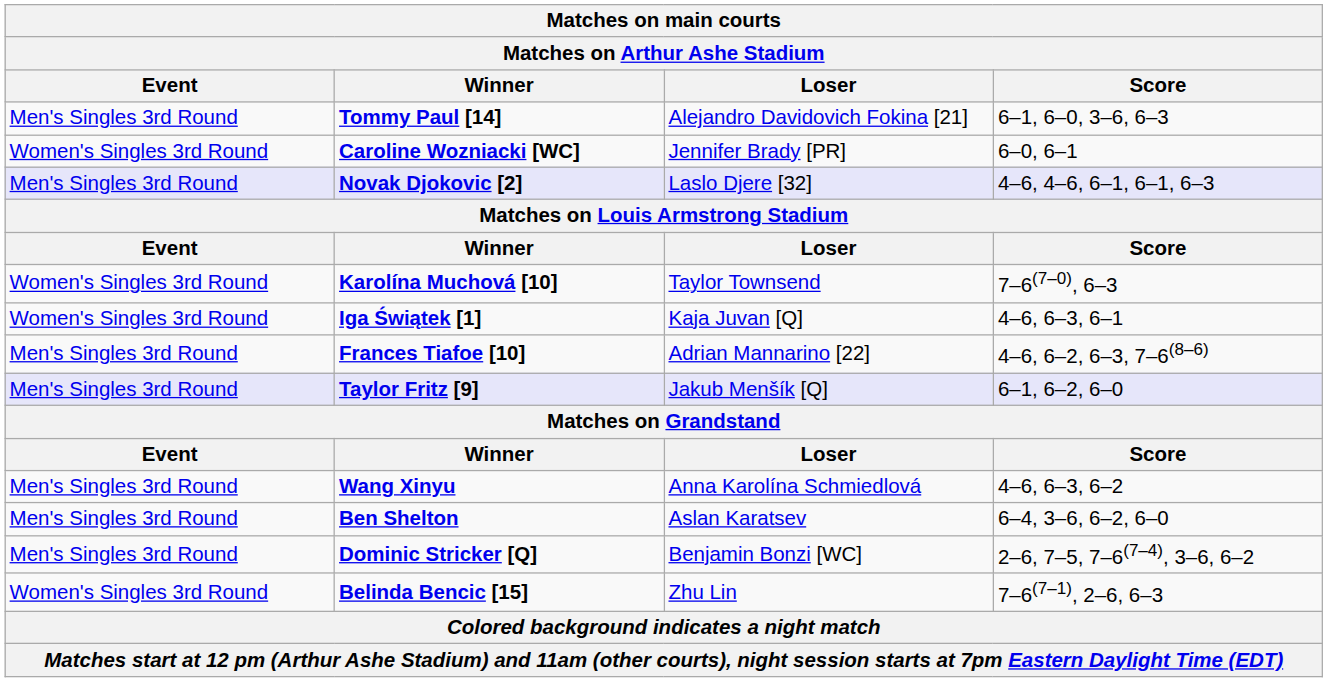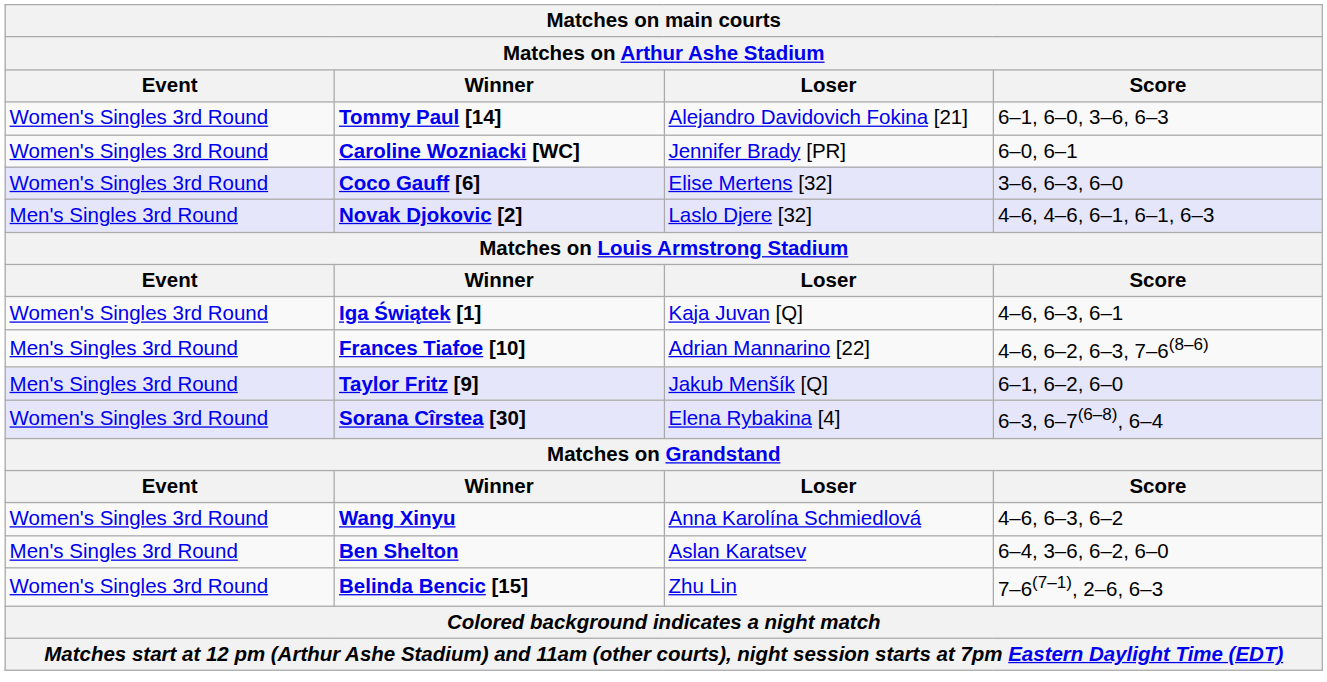(124, 118) Men's Singles 3rd Round -> (139, 118) Women's Singles 3rd Round
+ row: (410, 183)
- row: (448, 283)
+ row: (432, 418)
(124, 486) Men's Singles 3rd Round -> (139, 519) Women's Singles 3rd Round
- row: (438, 554)
